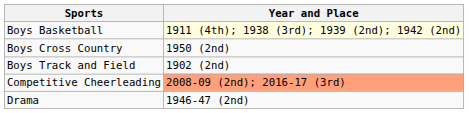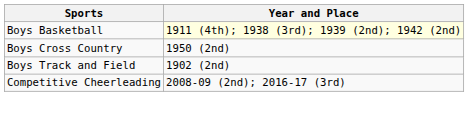(256, 83) lightsalmon background -> (256, 83) no background
- row: (23, 100)
